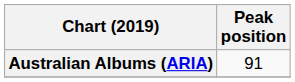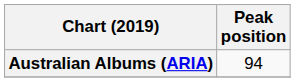(254, 63) 91 -> (254, 63) 94
